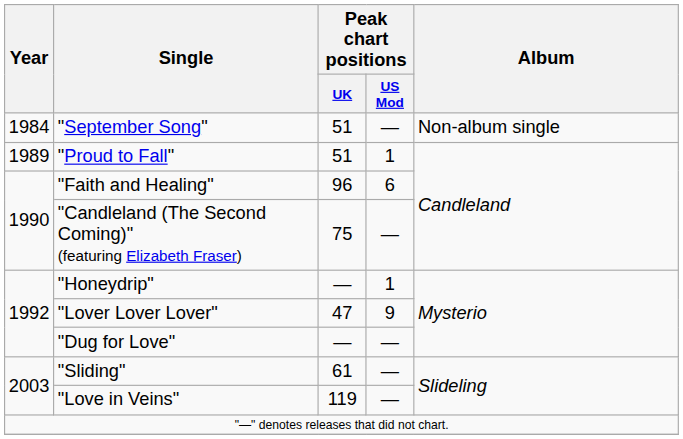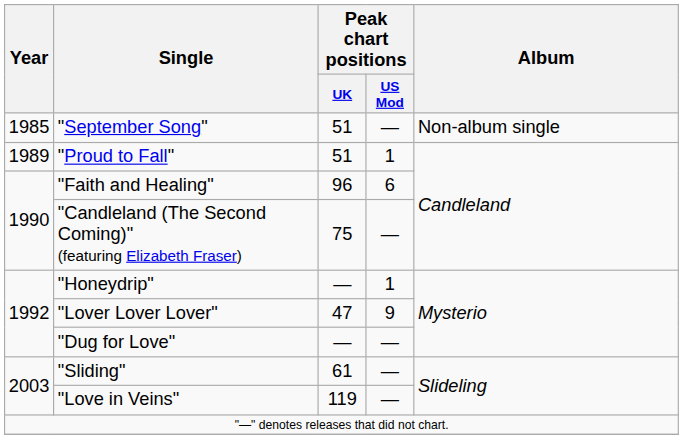(29, 127) 1984 -> (29, 127) 1985
